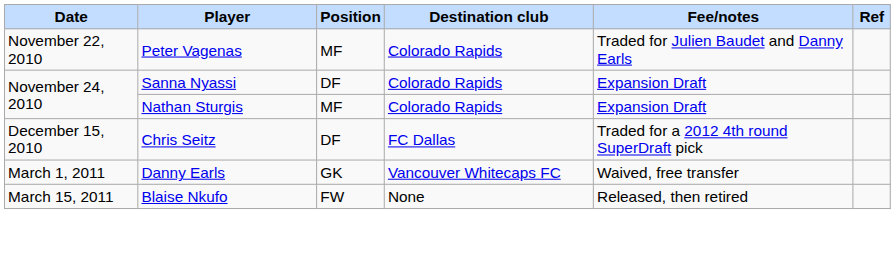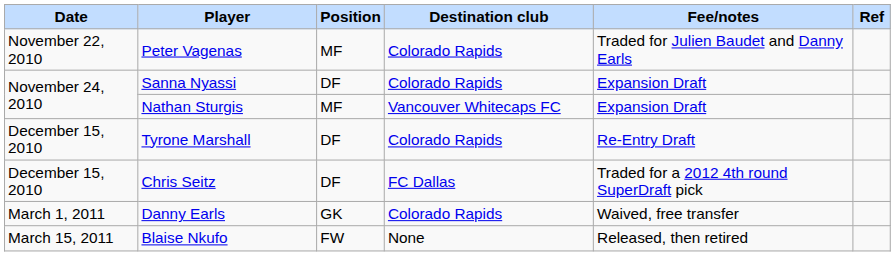(445, 107) Colorado Rapids -> (474, 107) Vancouver Whitecaps FC
+ row: (196, 140)
(474, 173) Vancouver Whitecaps FC -> (445, 214) Colorado Rapids
